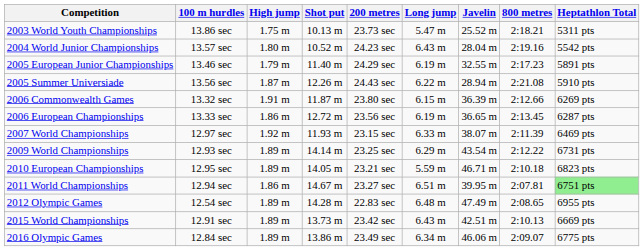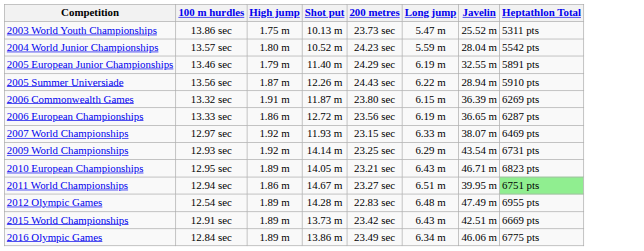- column: (527, 13)
(431, 47) 6.43 m -> (431, 47) 5.59 m
(275, 151) 1.89 m -> (275, 151) 1.92 m
(431, 168) 5.59 m -> (431, 168) 6.43 m
